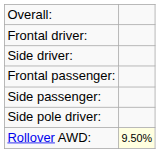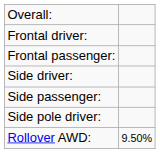rows swapped: (61, 76) <-> (40, 55)
(137, 138) lightyellow background -> (137, 138) no background
